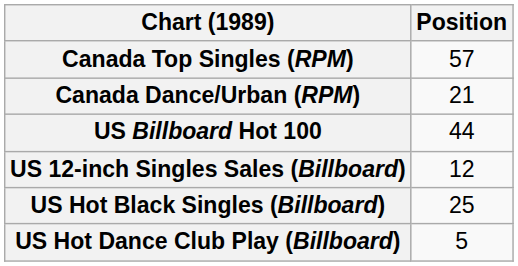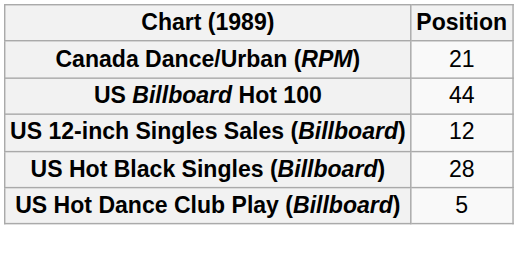- row: (208, 59)
(462, 205) 25 -> (462, 168) 28
